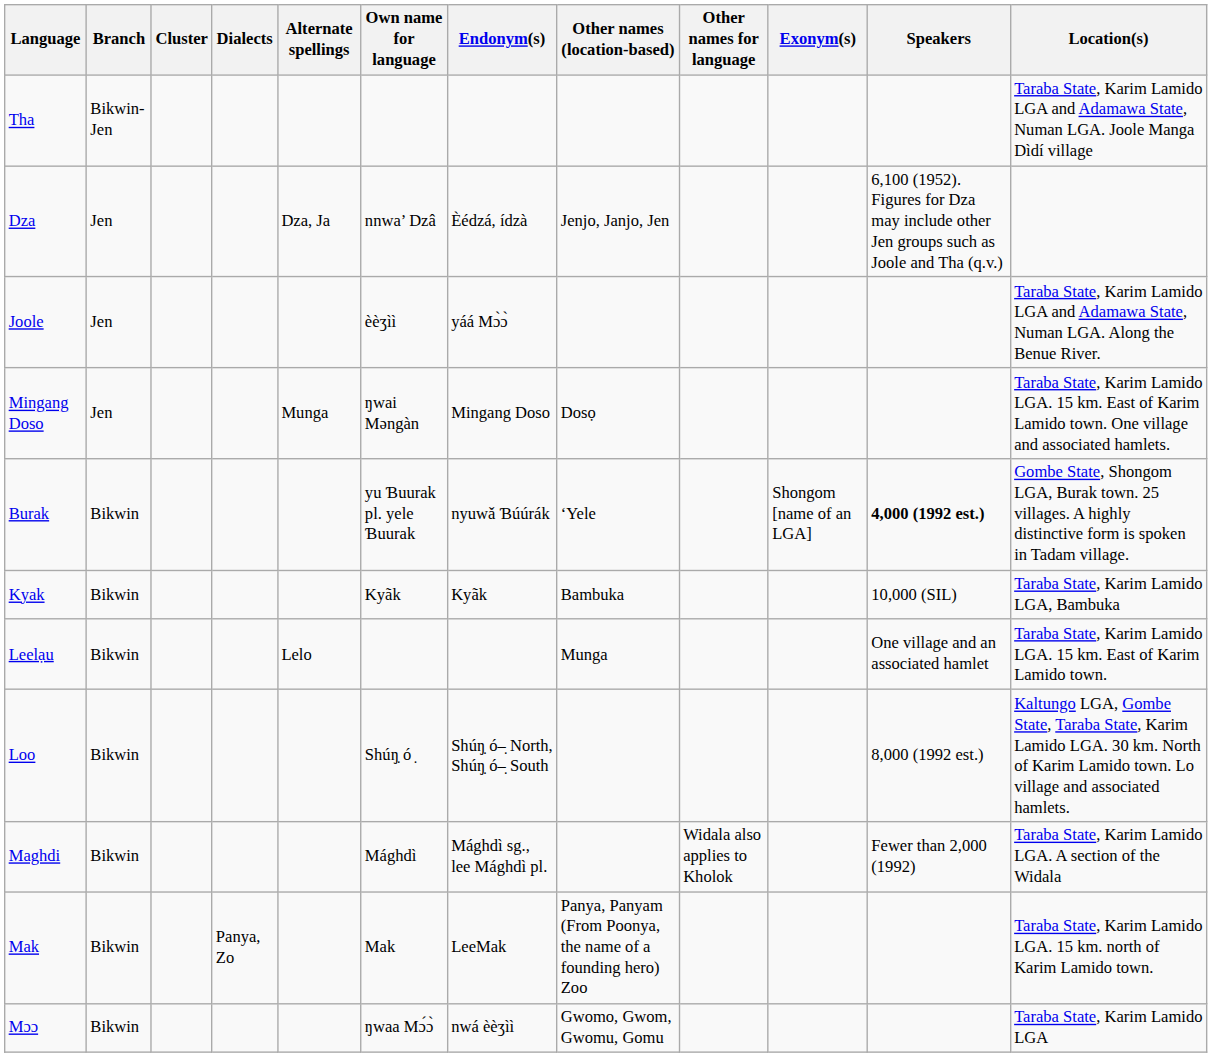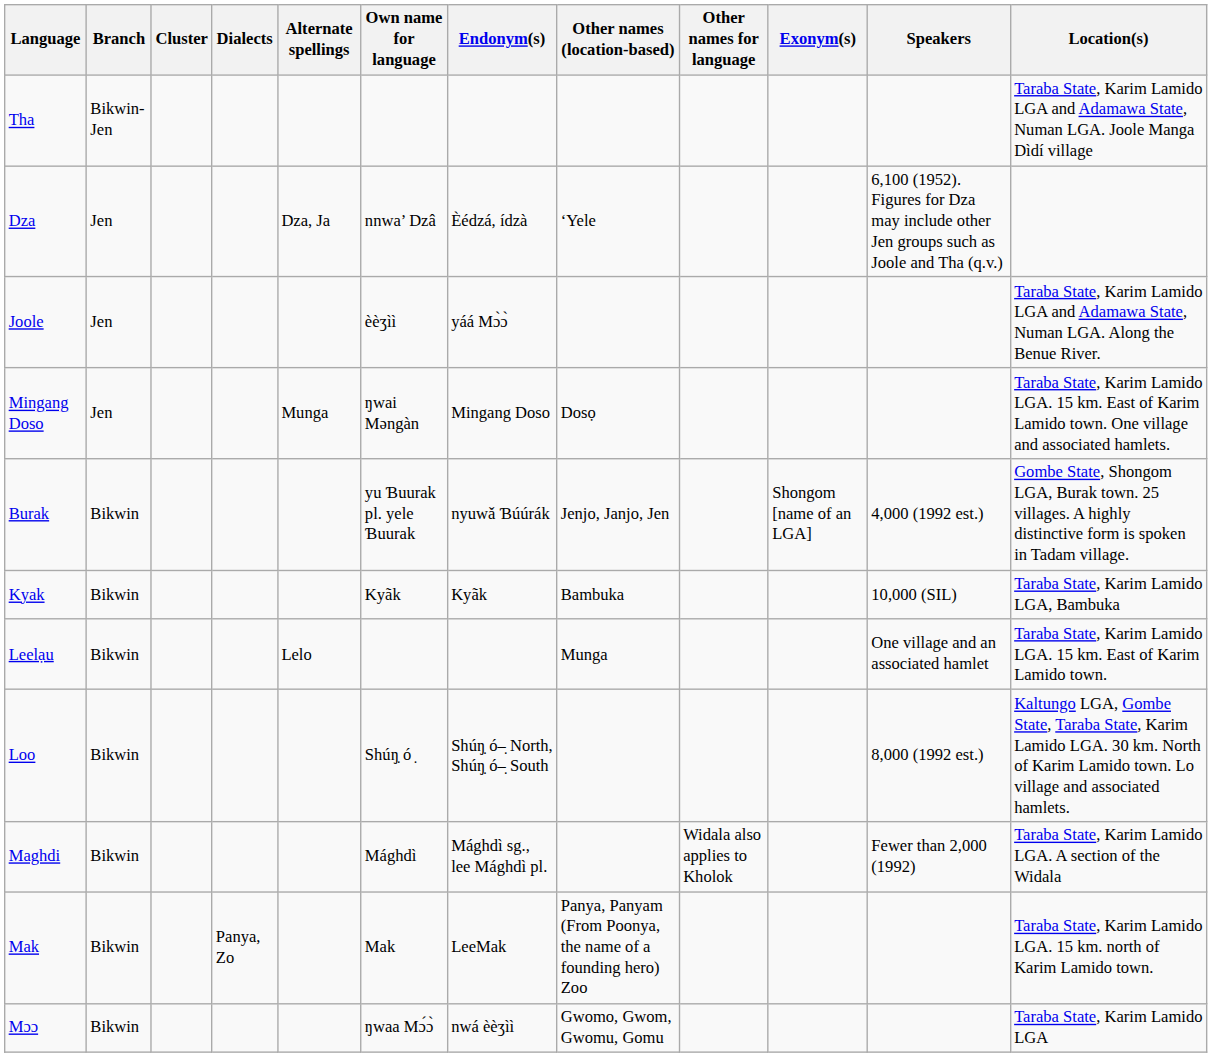(615, 221) Jenjo, Janjo, Jen -> (578, 221) ‘Yele
(578, 514) ‘Yele -> (615, 514) Jenjo, Janjo, Jen
(928, 514) bold -> (927, 514) normal
